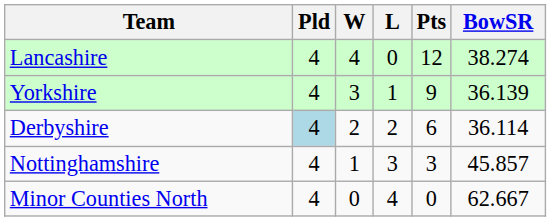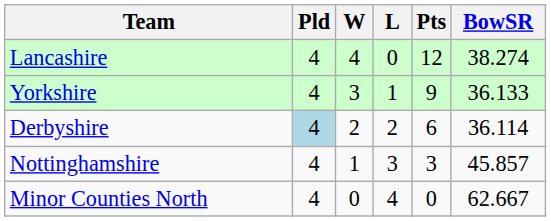(498, 92) 36.139 -> (498, 92) 36.133
